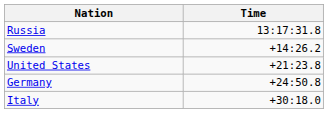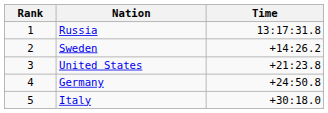+ column: (30, 13)
